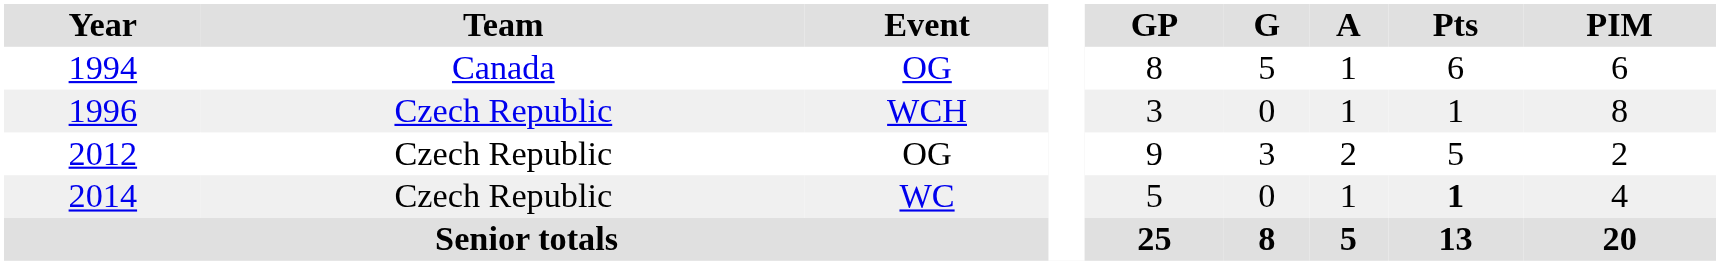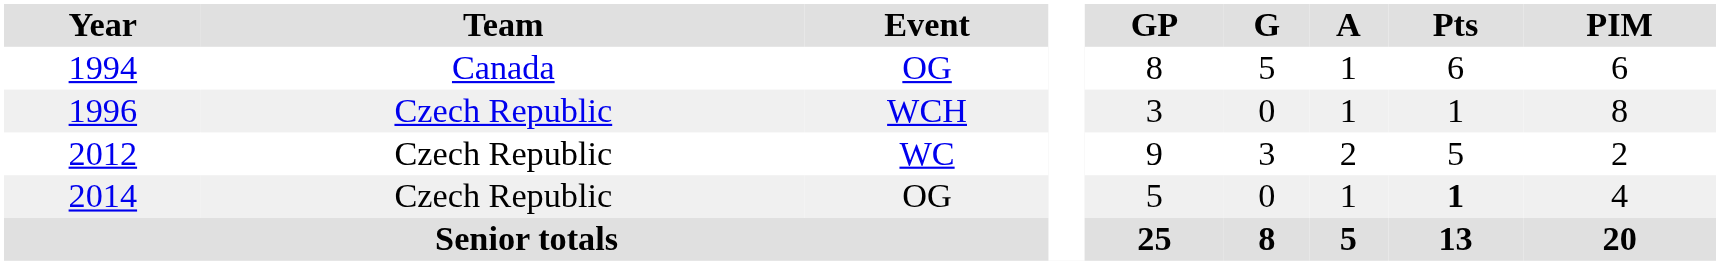(927, 153) OG -> (927, 153) WC
(927, 196) WC -> (927, 196) OG
